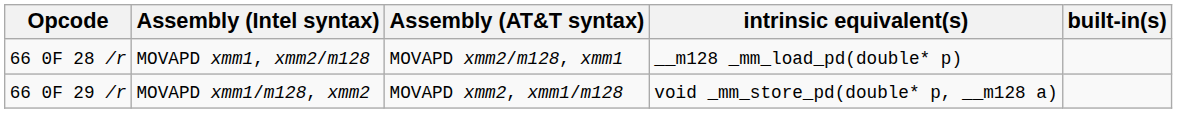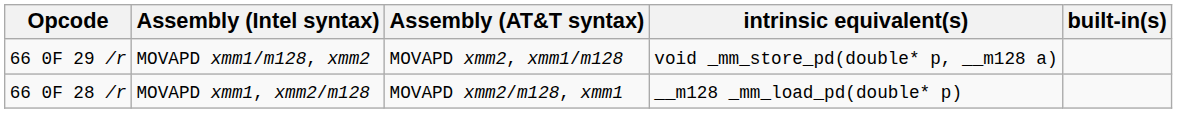rows swapped: (68, 58) <-> (68, 93)
